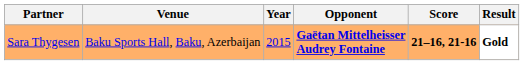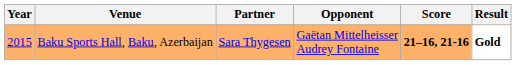columns swapped: (278, 14) <-> (43, 14)
(351, 42) bold -> (347, 42) normal
